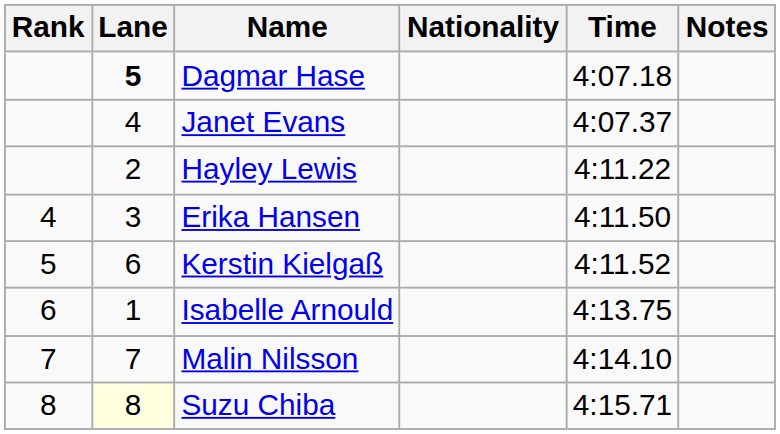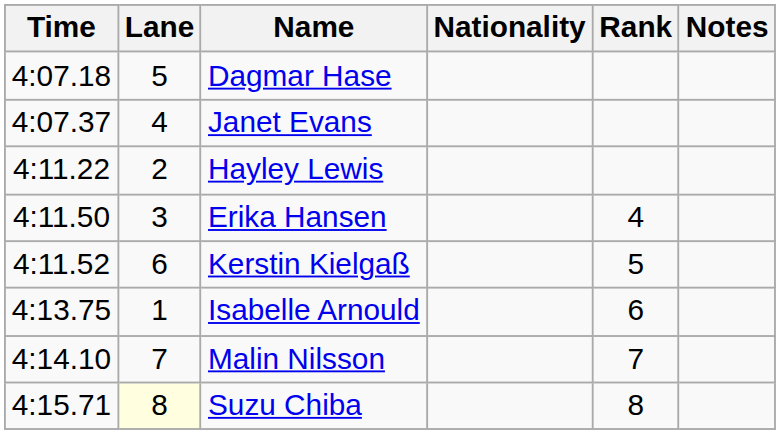columns swapped: (48, 28) <-> (622, 28)
(133, 75) bold -> (160, 75) normal
